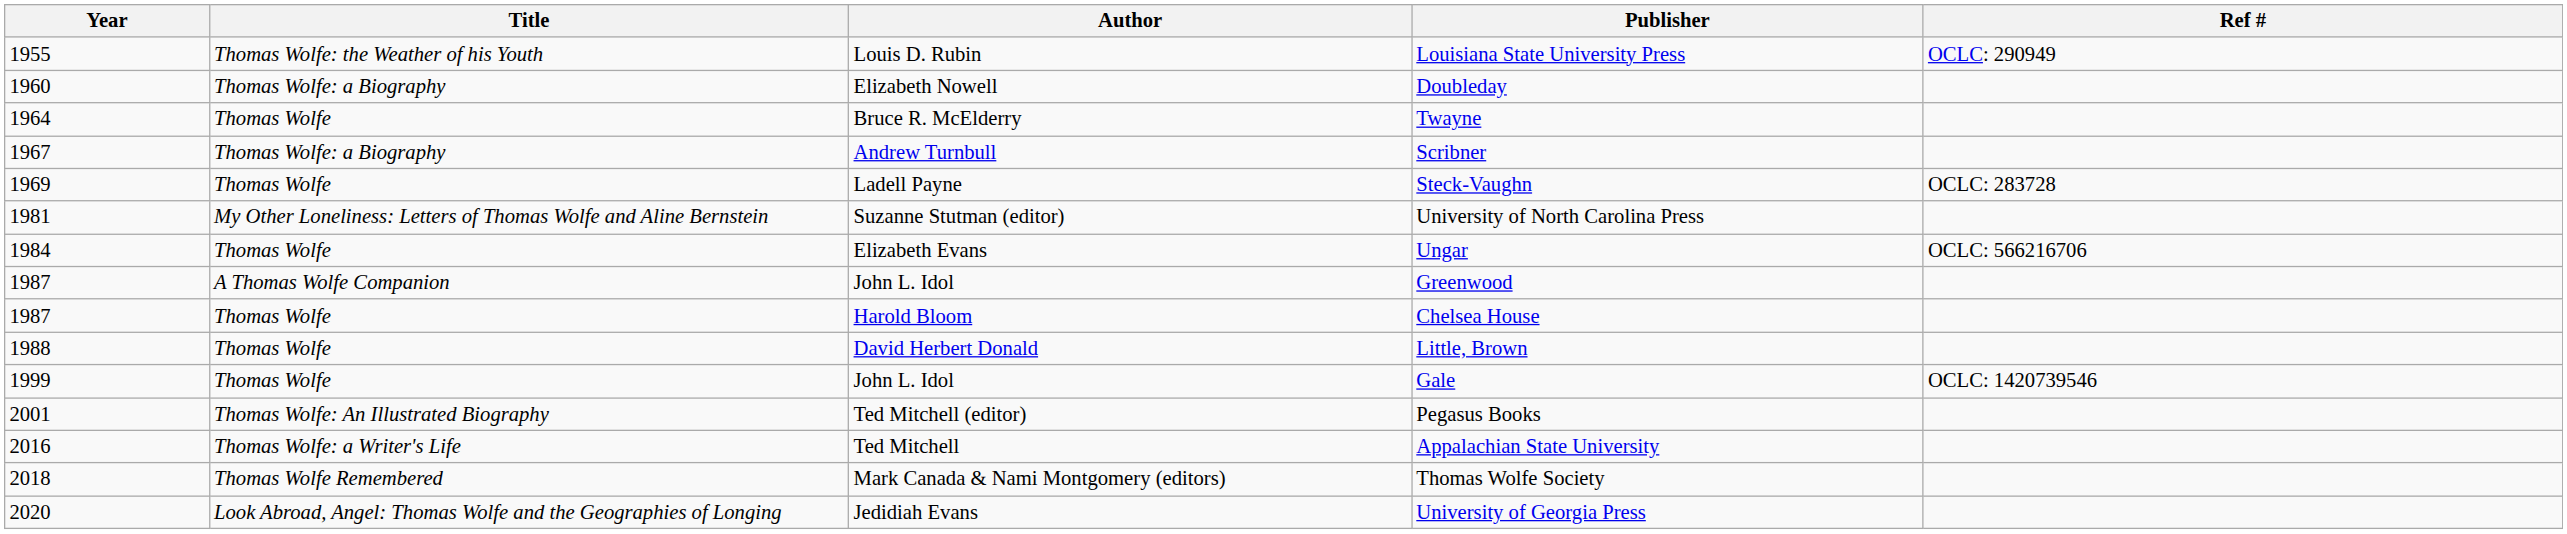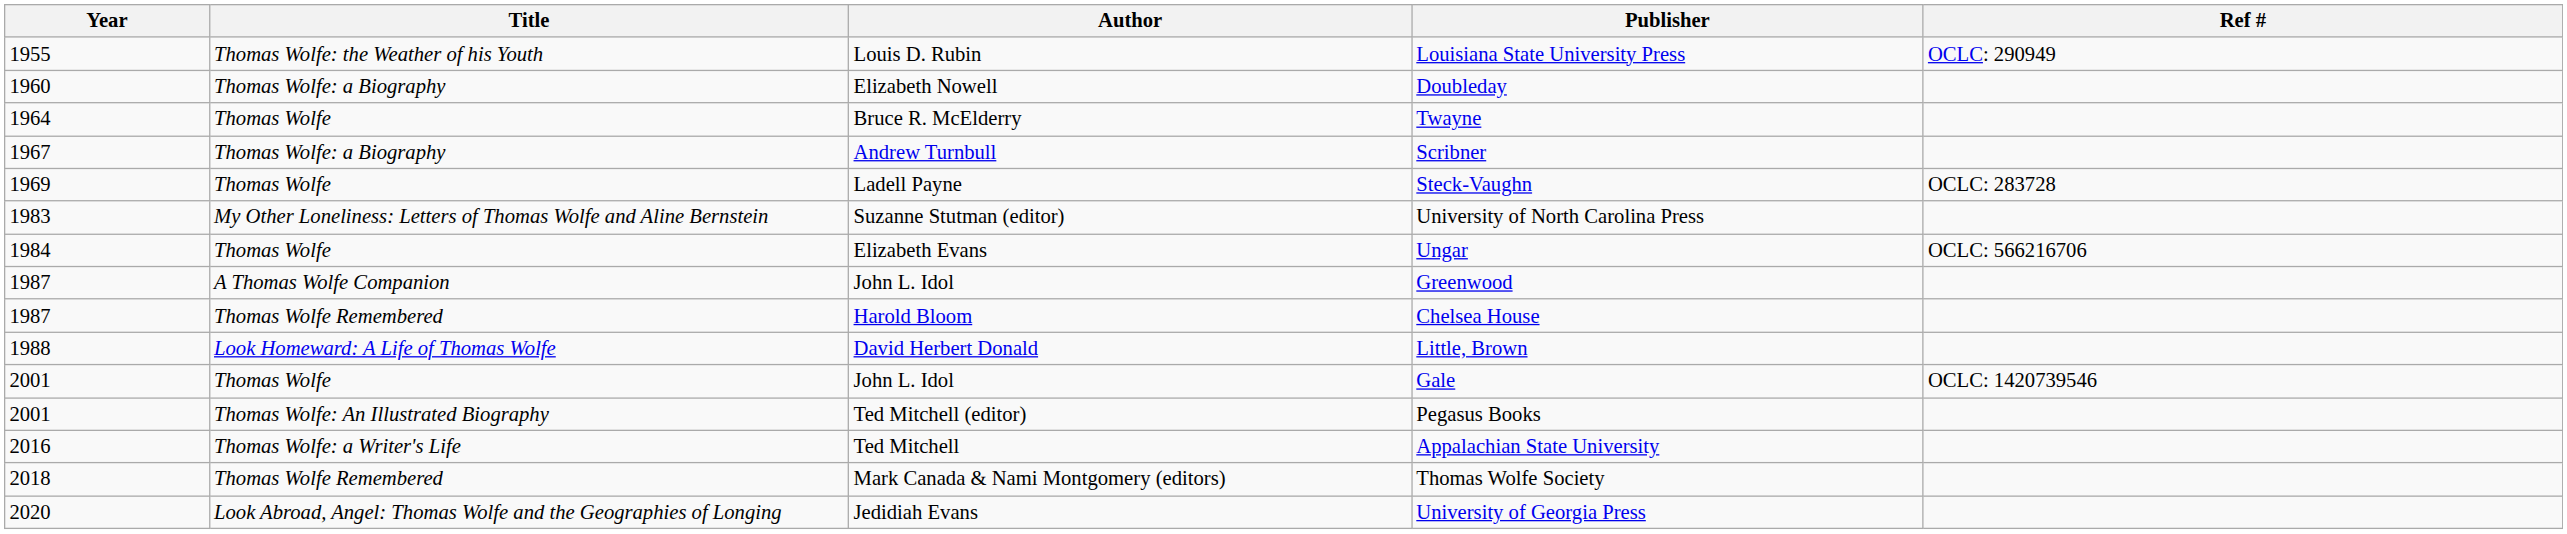(30, 217) 1981 -> (30, 217) 1983
(272, 315) Thomas Wolfe -> (328, 315) Thomas Wolfe Remembered
(272, 348) Thomas Wolfe -> (385, 348) Look Homeward: A Life of Thomas Wolfe
(30, 380) 1999 -> (30, 380) 2001
